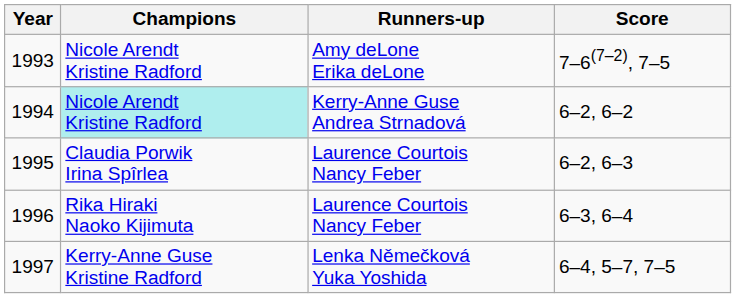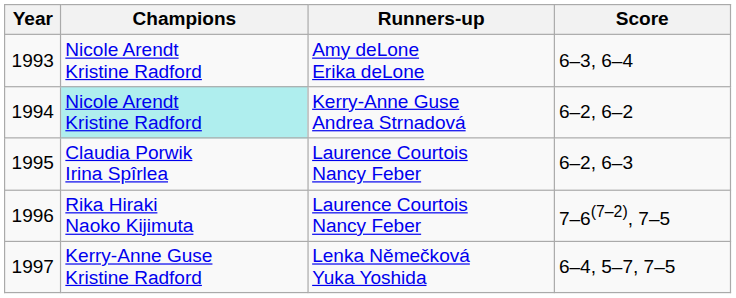(614, 60) 7–6(7–2), 7–5 -> (596, 60) 6–3, 6–4
(596, 215) 6–3, 6–4 -> (614, 215) 7–6(7–2), 7–5
